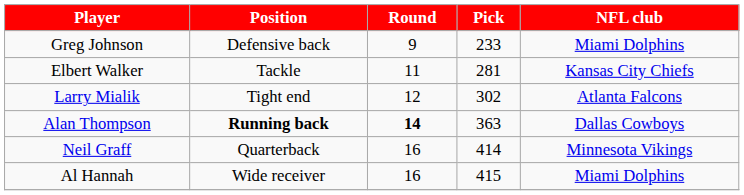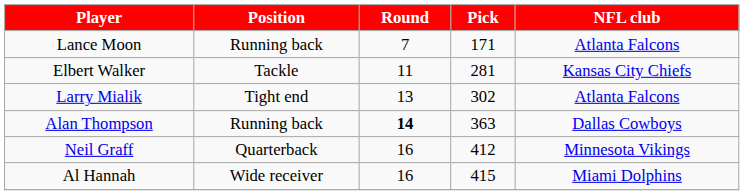+ row: (99, 44)
- row: (97, 44)
(412, 96) 12 -> (405, 96) 13
(279, 123) bold -> (276, 123) normal
(489, 149) 414 -> (483, 149) 412
